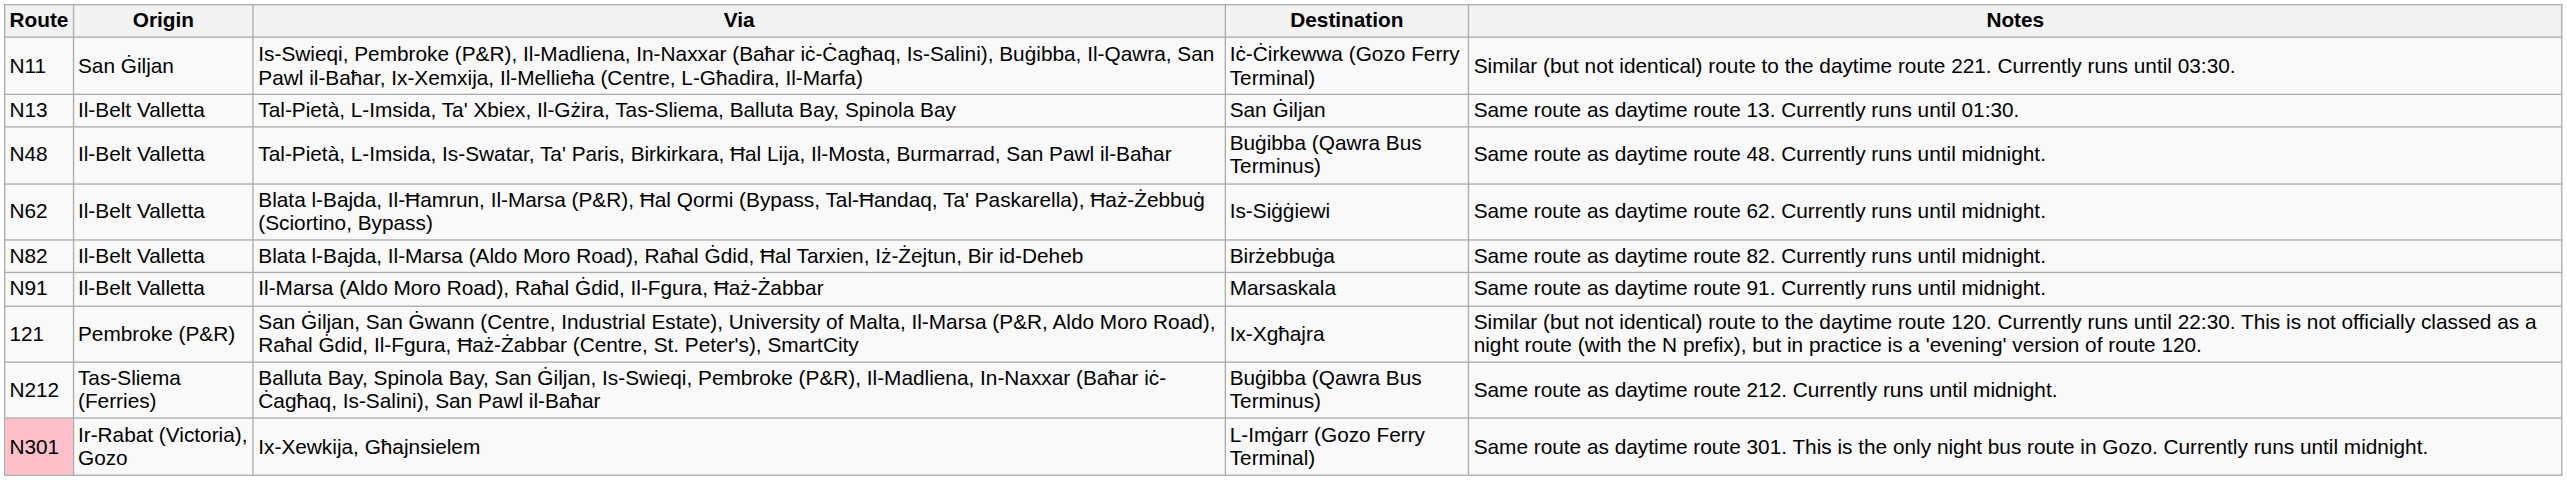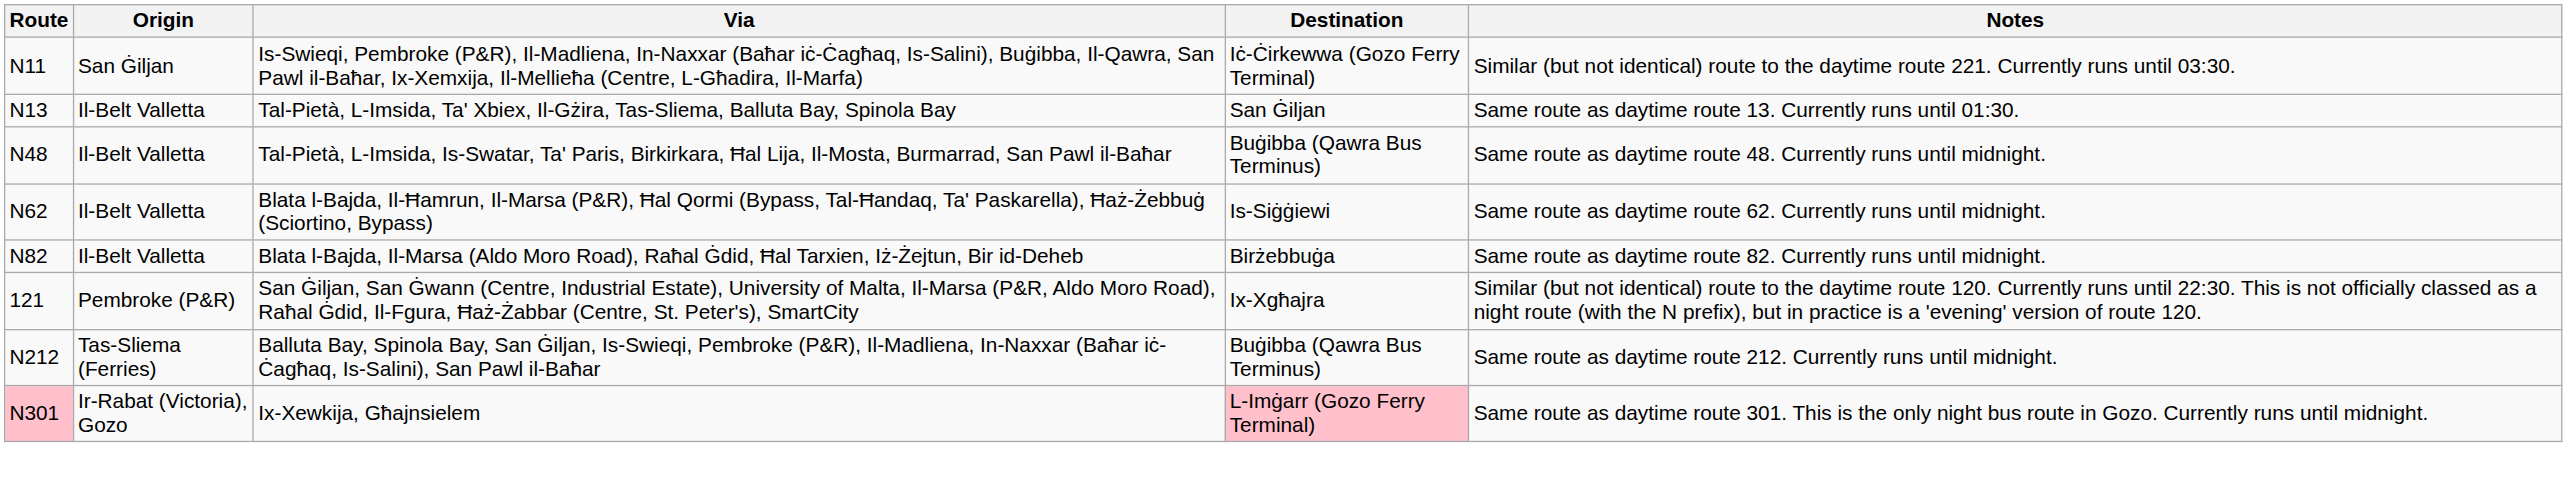- row: (541, 289)
(1327, 446) no background -> (1327, 413) pink background
